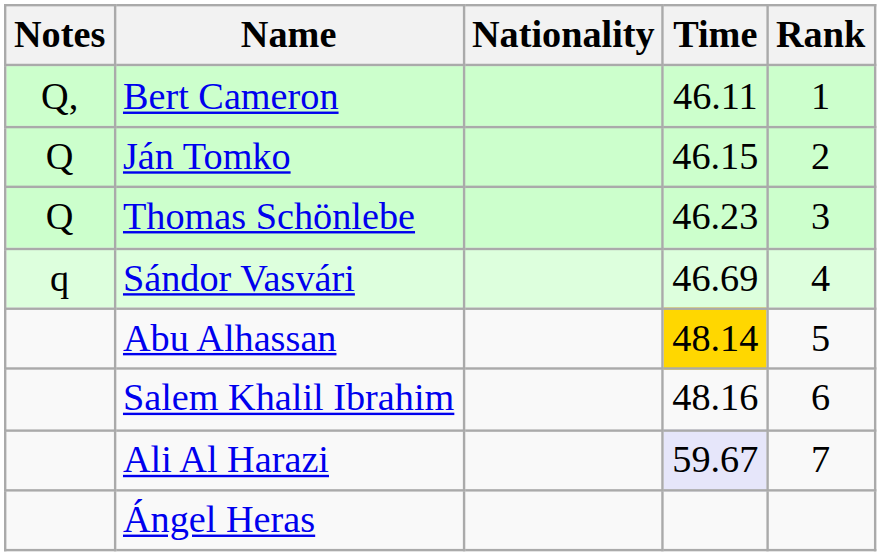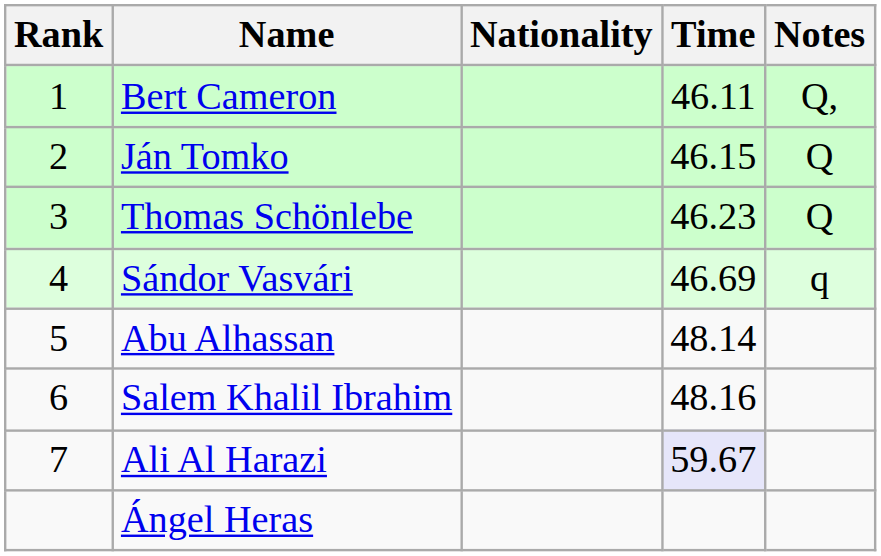columns swapped: (821, 34) <-> (60, 34)
(715, 338) gold background -> (713, 338) no background
